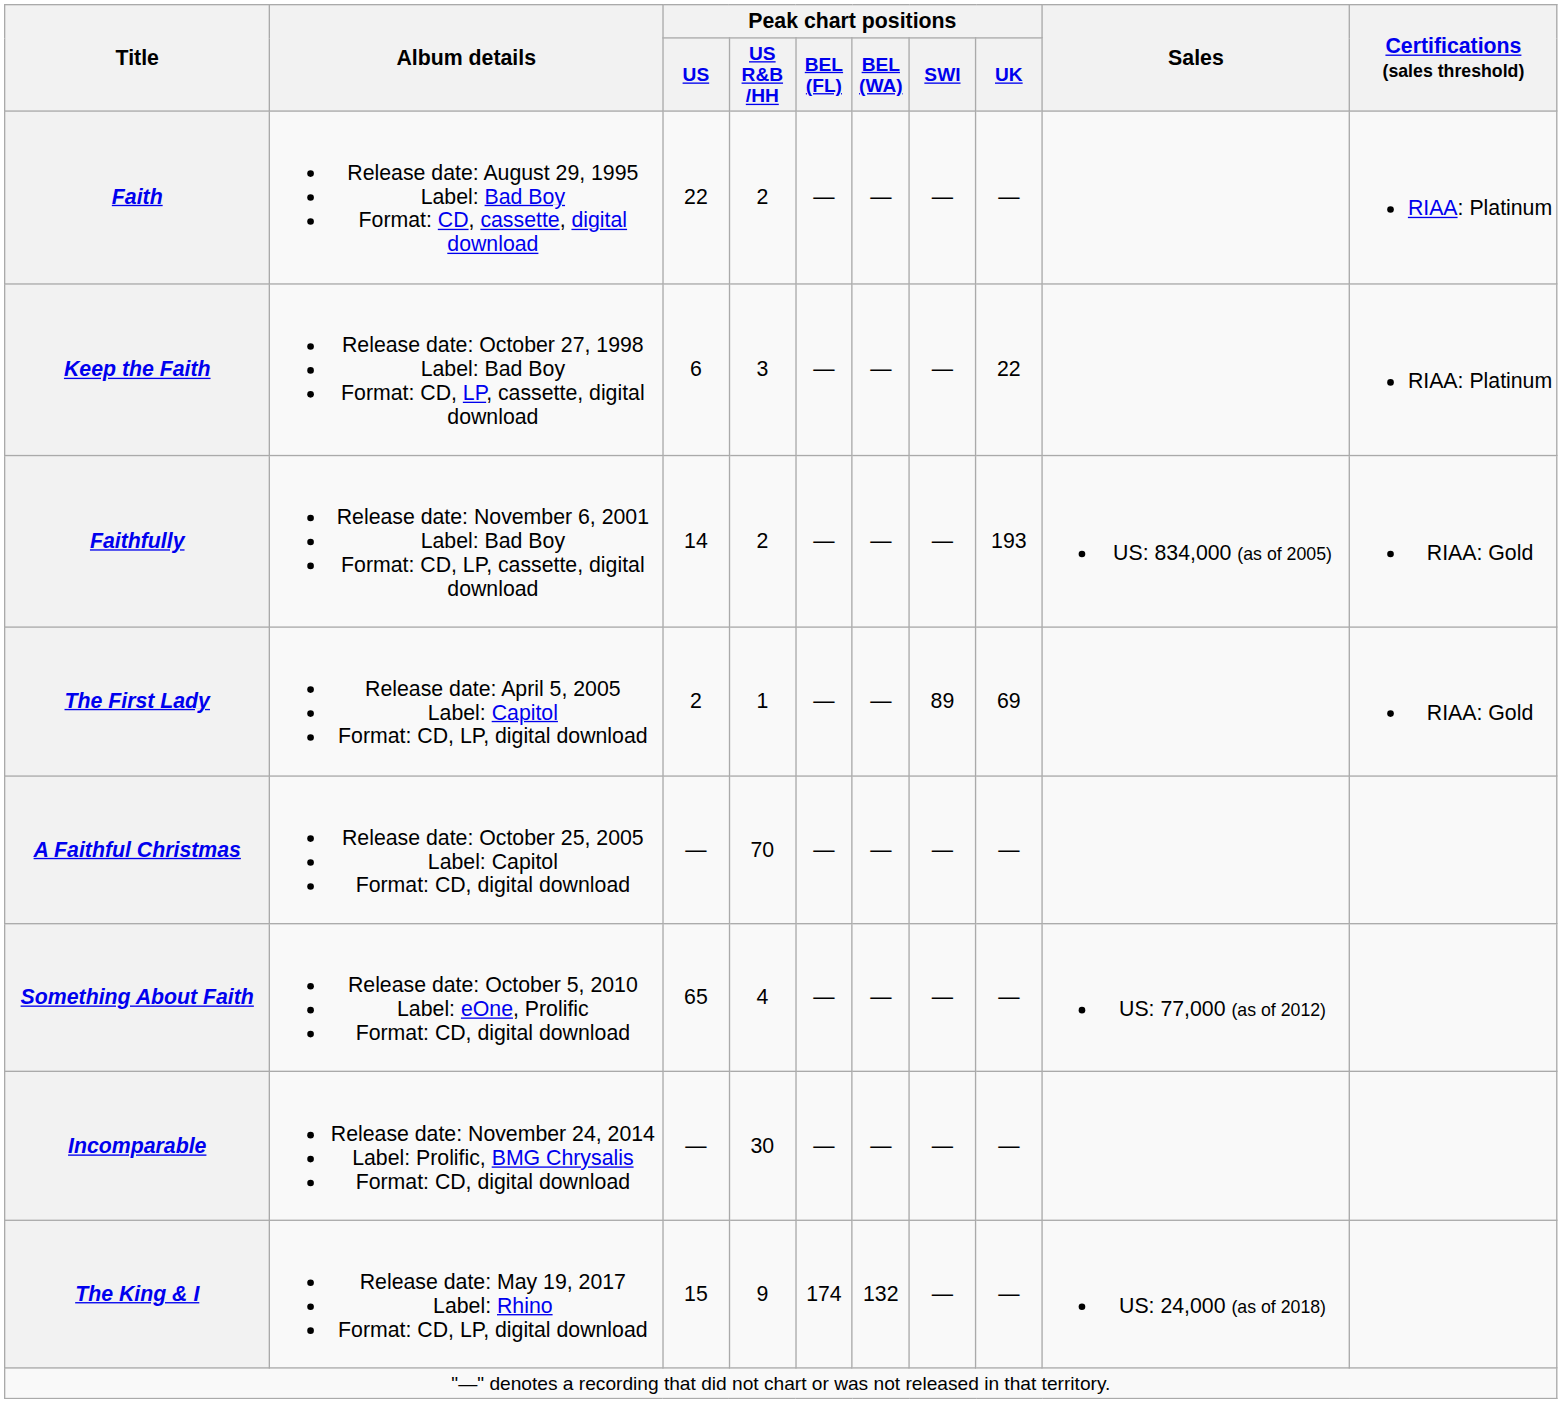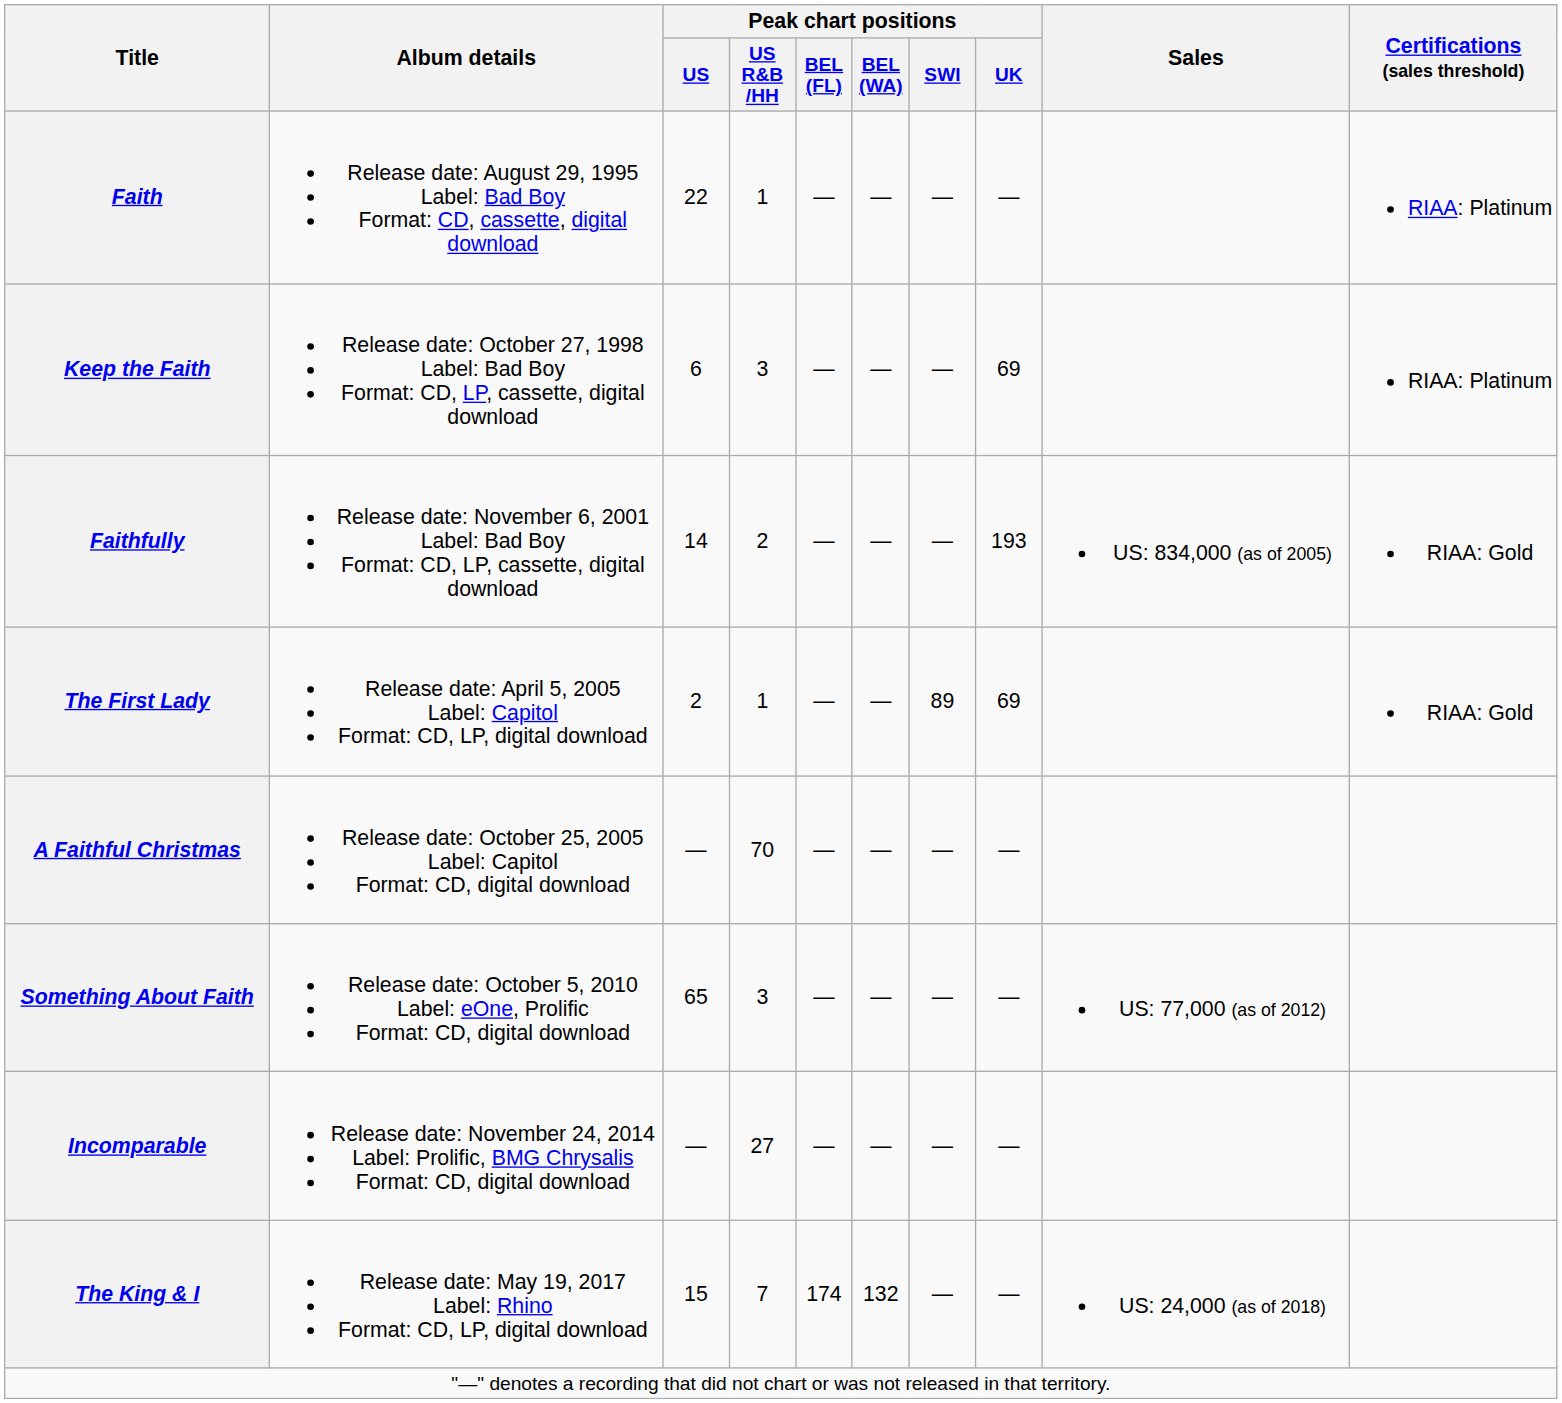(762, 197) 2 -> (762, 197) 1
(1009, 369) 22 -> (1009, 369) 69
(762, 997) 4 -> (762, 997) 3
(762, 1145) 30 -> (762, 1145) 27
(762, 1293) 9 -> (762, 1293) 7
